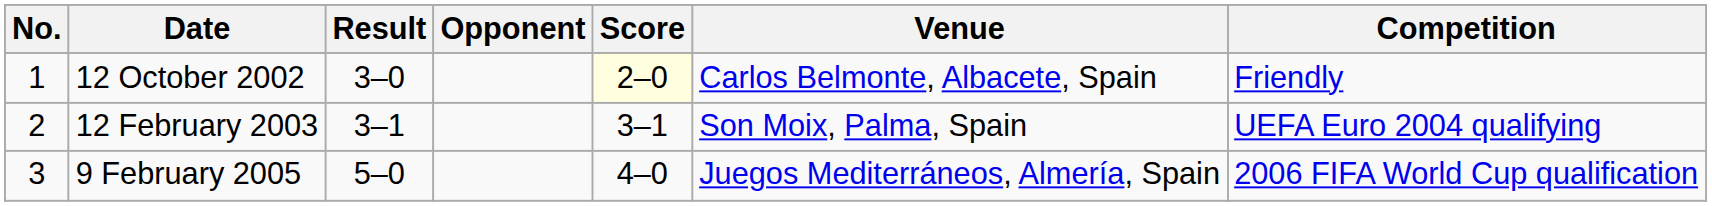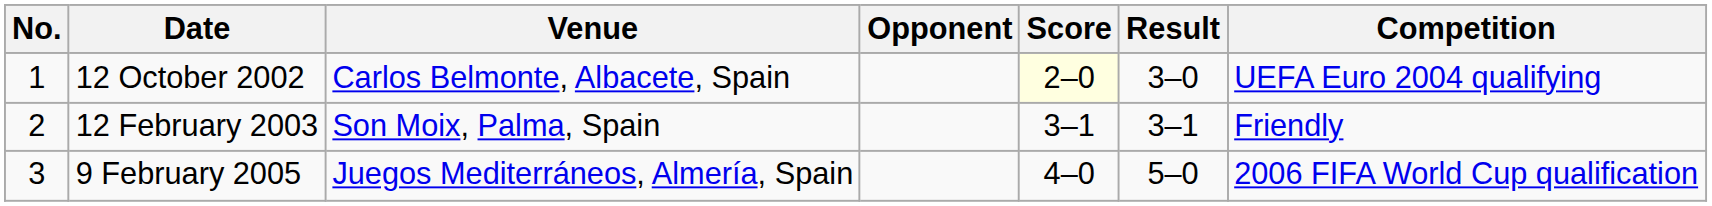columns swapped: (960, 28) <-> (379, 28)
(1289, 77) Friendly -> (1418, 77) UEFA Euro 2004 qualifying
(1418, 126) UEFA Euro 2004 qualifying -> (1289, 126) Friendly
